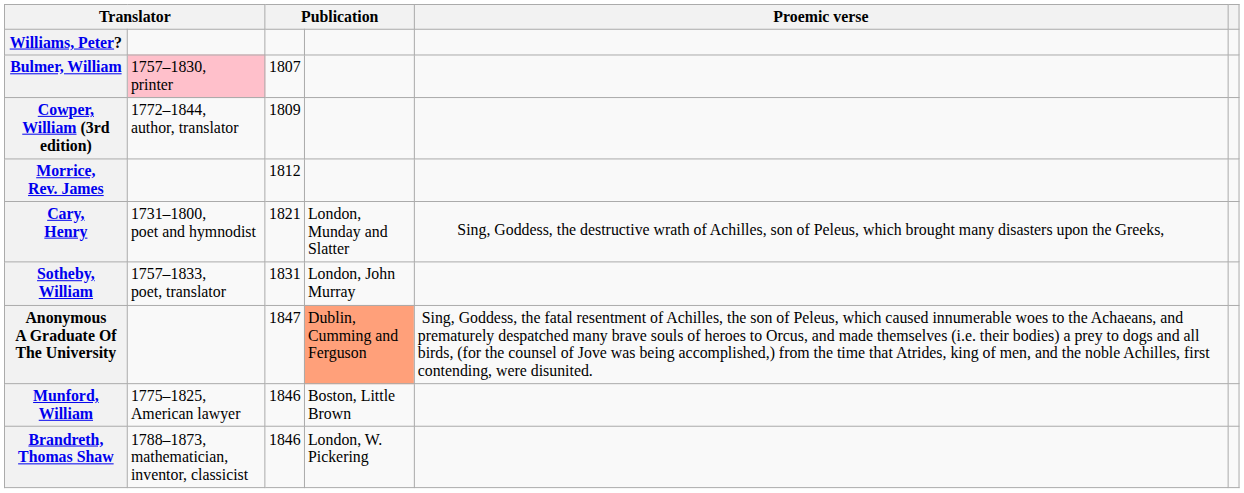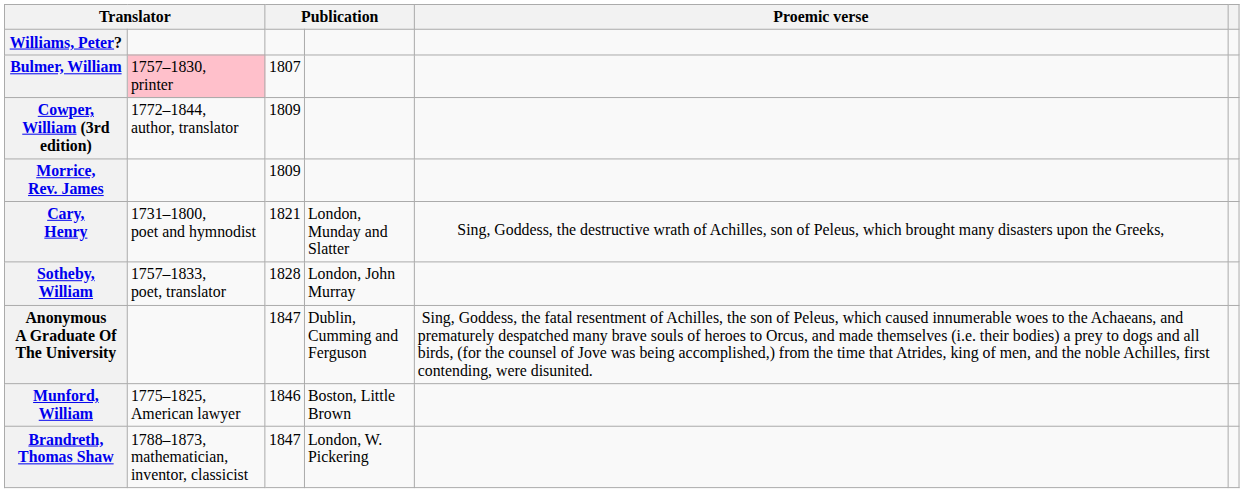(285, 171) 1812 -> (285, 171) 1809
(285, 274) 1831 -> (285, 274) 1828
(353, 335) lightsalmon background -> (353, 335) no background
(285, 439) 1846 -> (285, 439) 1847
